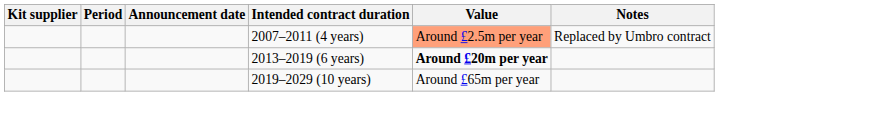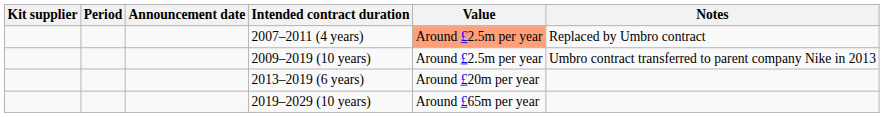+ row: (311, 58)
(482, 58) bold -> (477, 79) normal
